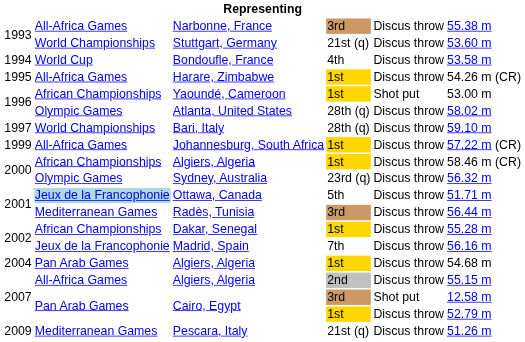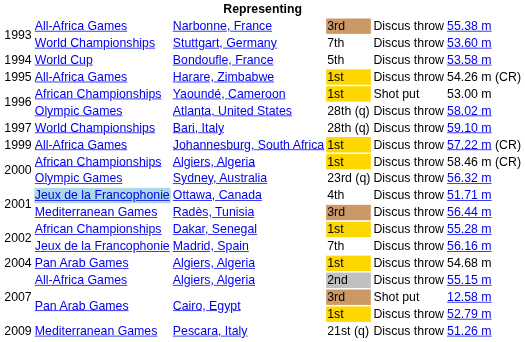(348, 43) 21st (q) -> (336, 43) 7th
(336, 60) 4th -> (336, 60) 5th
(336, 195) 5th -> (336, 195) 4th
